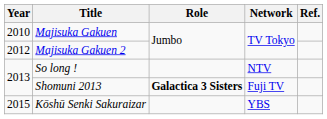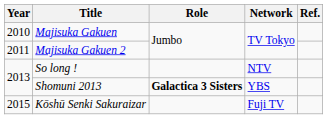(19, 50) 2012 -> (18, 50) 2011
(266, 86) Fuji TV -> (259, 86) YBS
(259, 104) YBS -> (266, 104) Fuji TV
